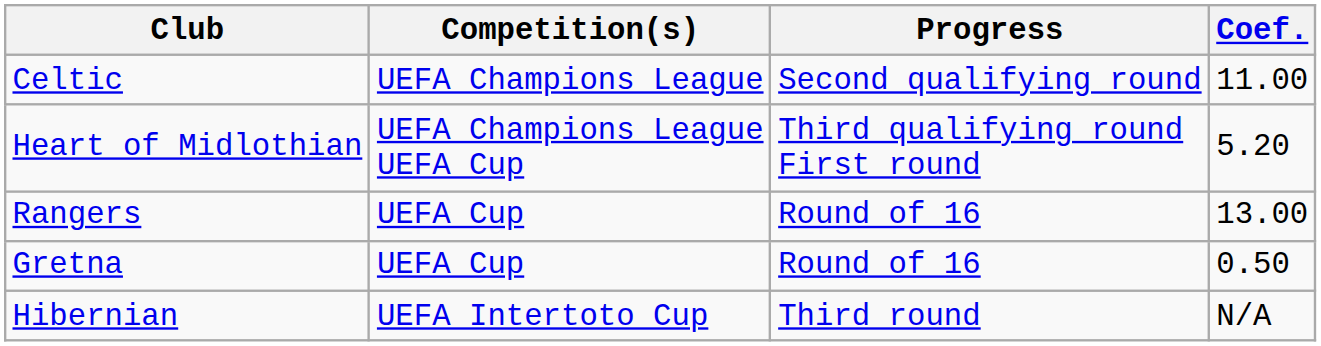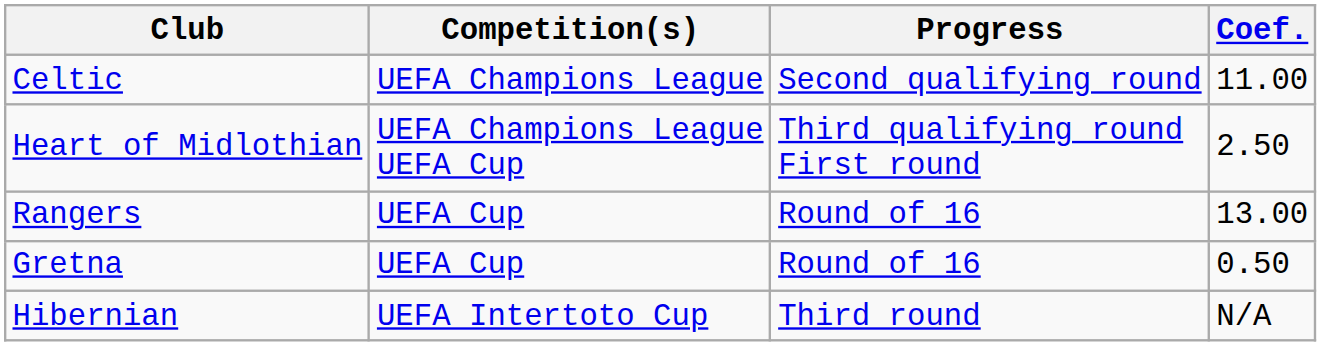(1253, 148) 5.20 -> (1253, 148) 2.50
